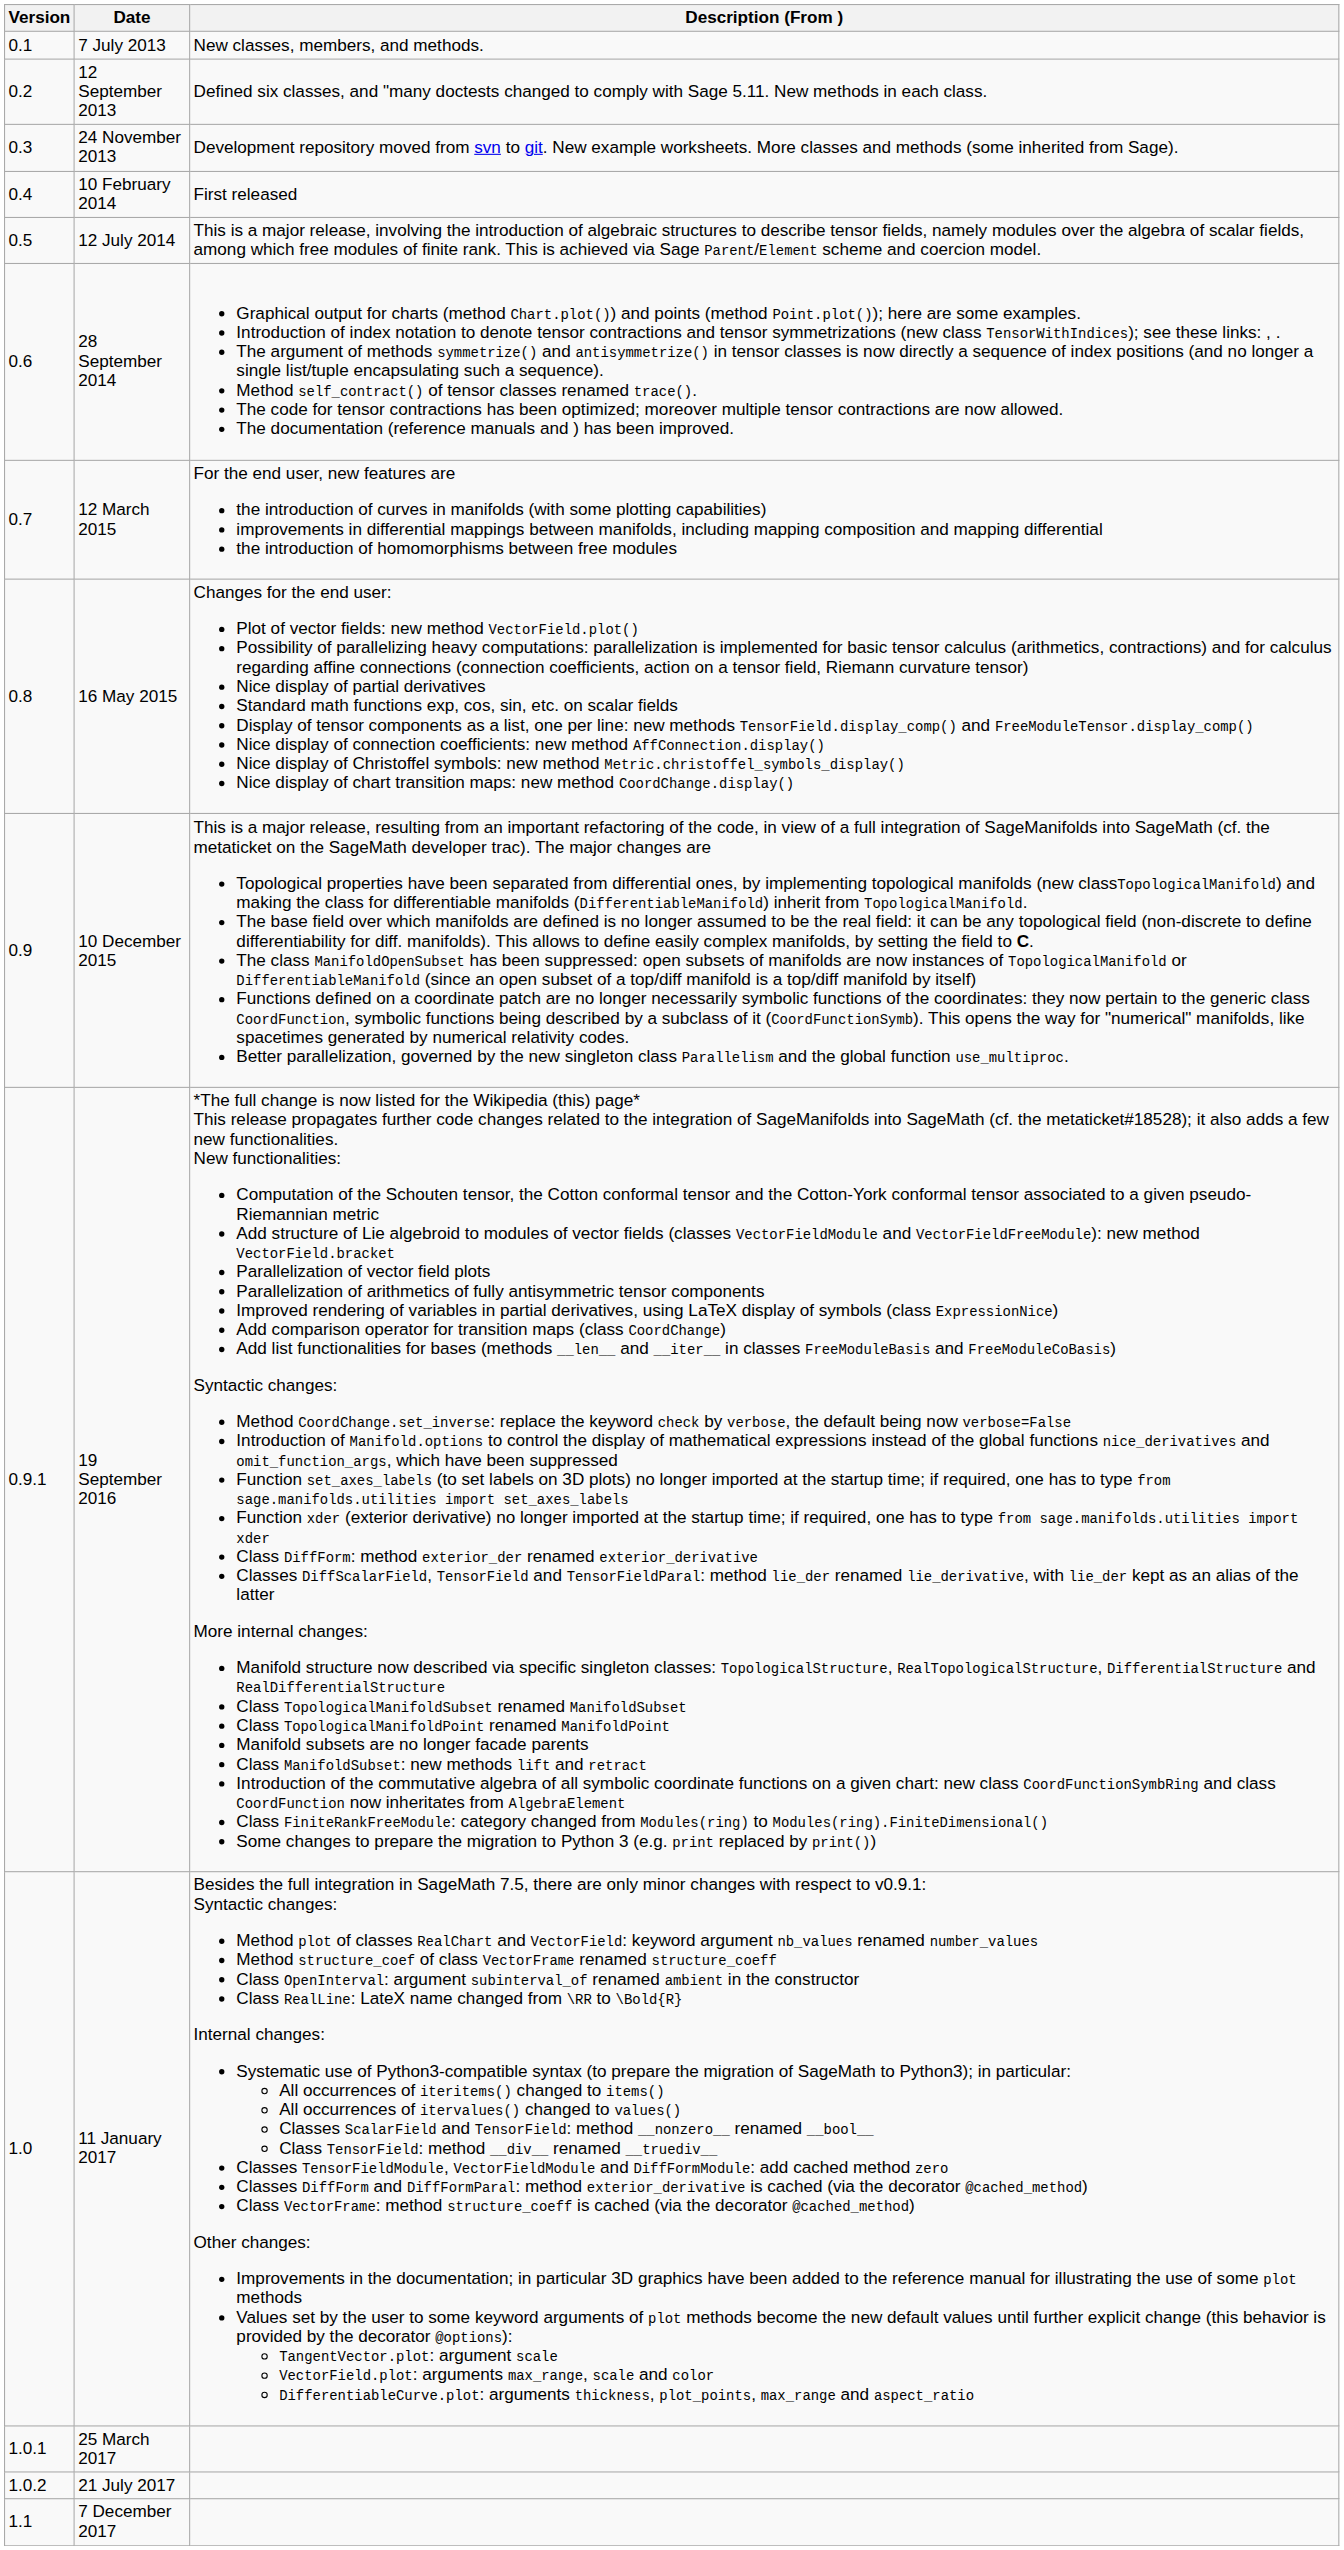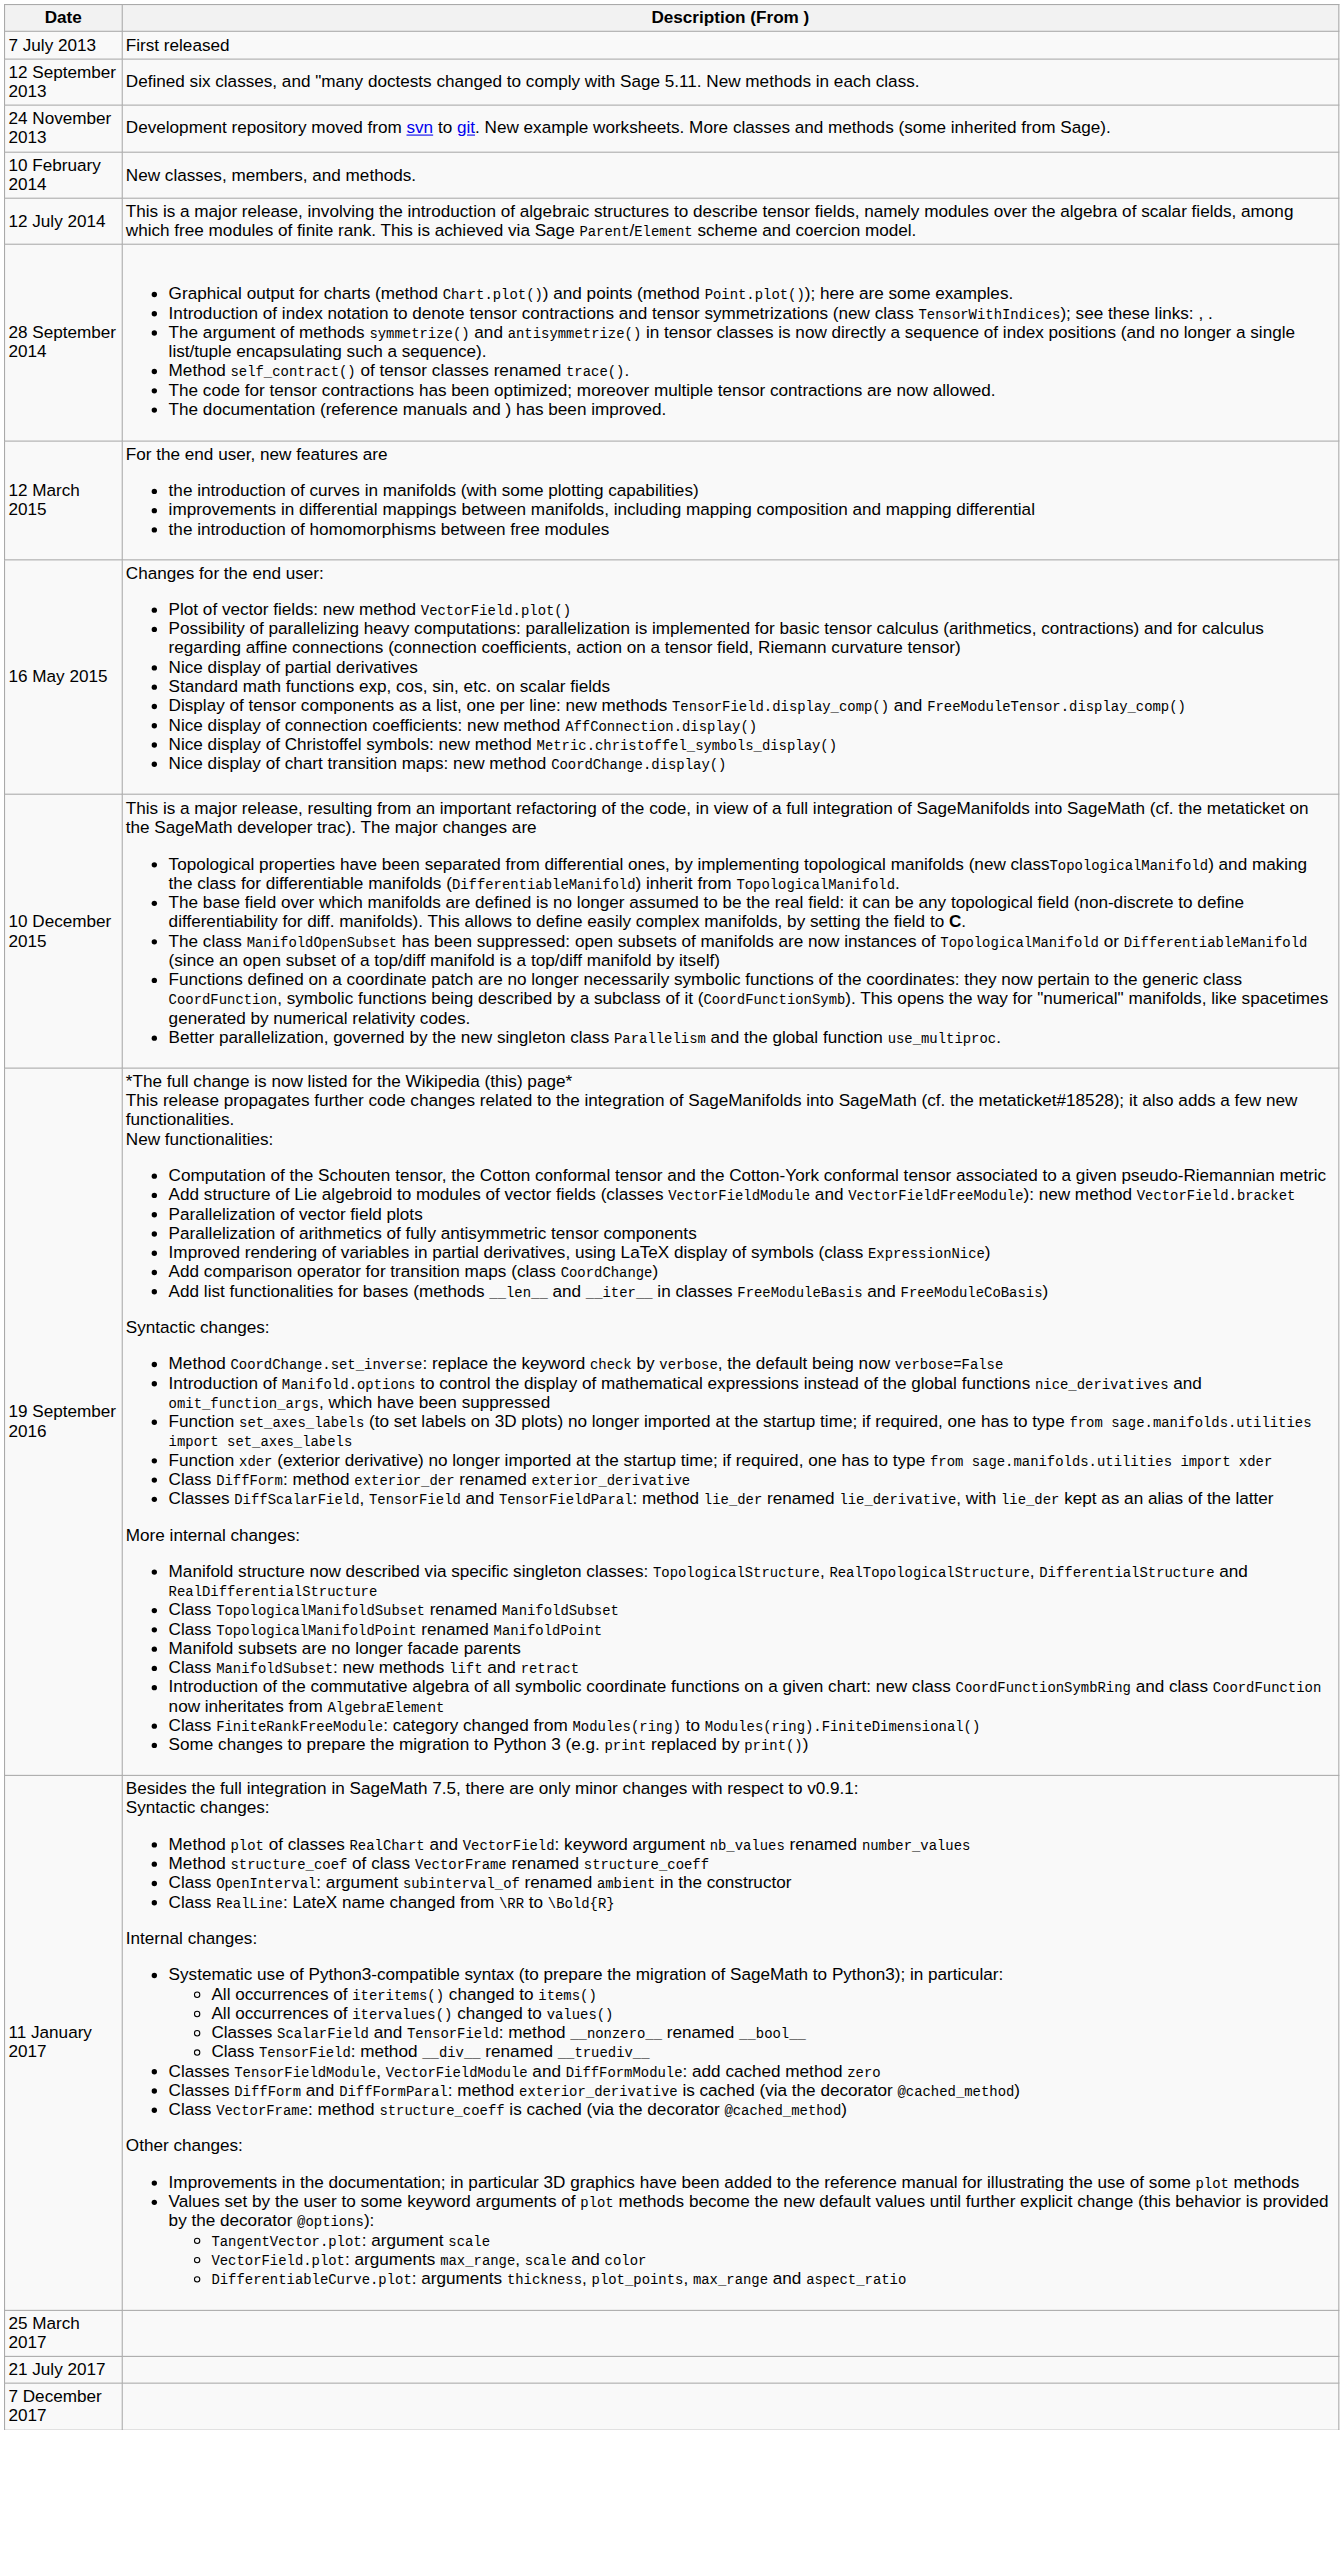- column: (39, 18)
(339, 45) New classes, members, and methods. -> (178, 45) First released
(245, 194) First released -> (271, 174) New classes, members, and methods.
